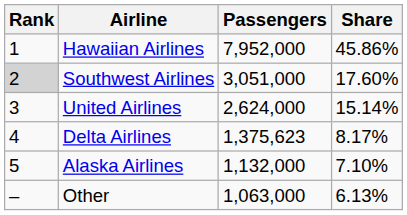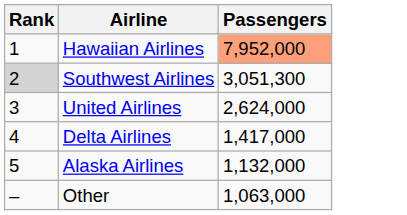- column: (367, 19)
(264, 49) no background -> (264, 49) lightsalmon background
(264, 78) 3,051,000 -> (264, 78) 3,051,300
(264, 137) 1,375,623 -> (264, 137) 1,417,000
